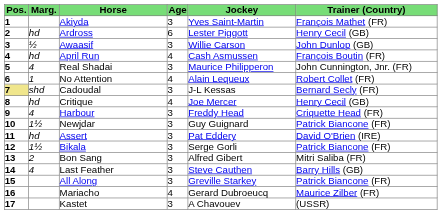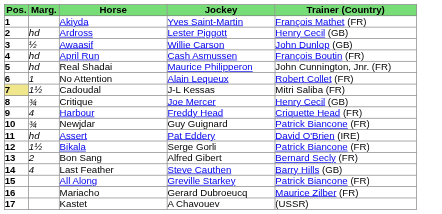- column: (178, 10)
(31, 67) 4 -> (34, 67) hd
(37, 90) shd -> (35, 90) 1½
(337, 90) Bernard Secly (FR) -> (310, 90) Mitri Saliba (FR)
(34, 101) hd -> (33, 101) ¾
(35, 124) 1½ -> (33, 124) ¾
(331, 158) Mitri Saliba (FR) -> (317, 158) Bernard Secly (FR)
